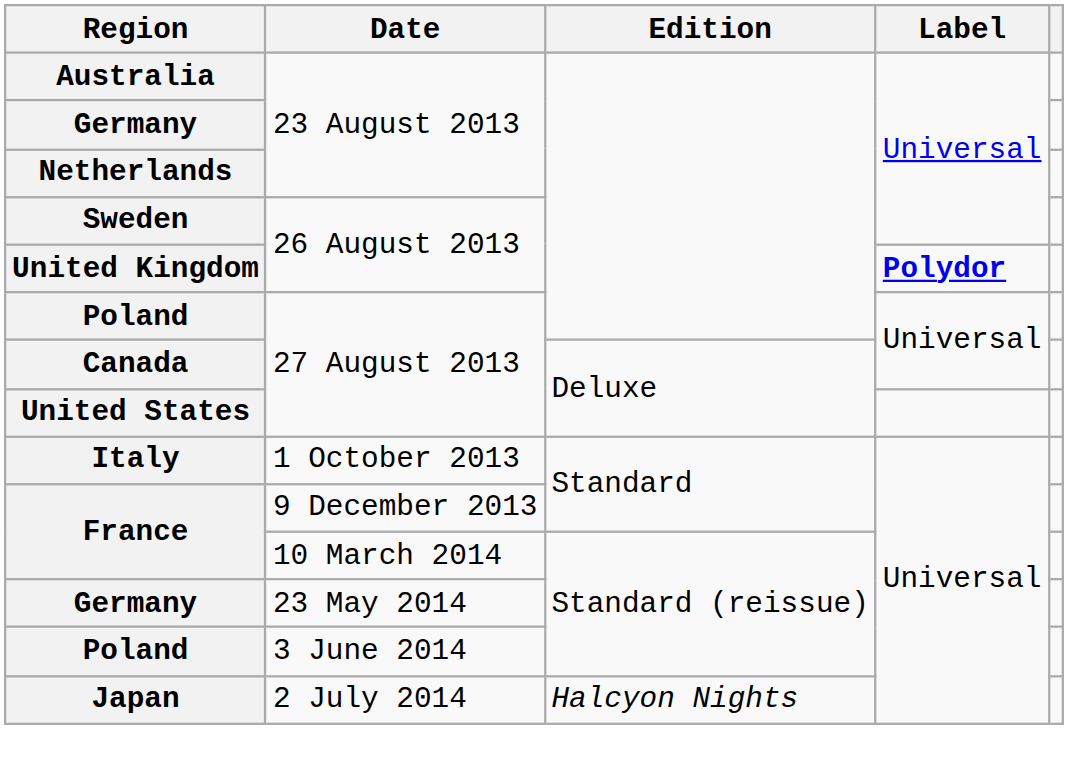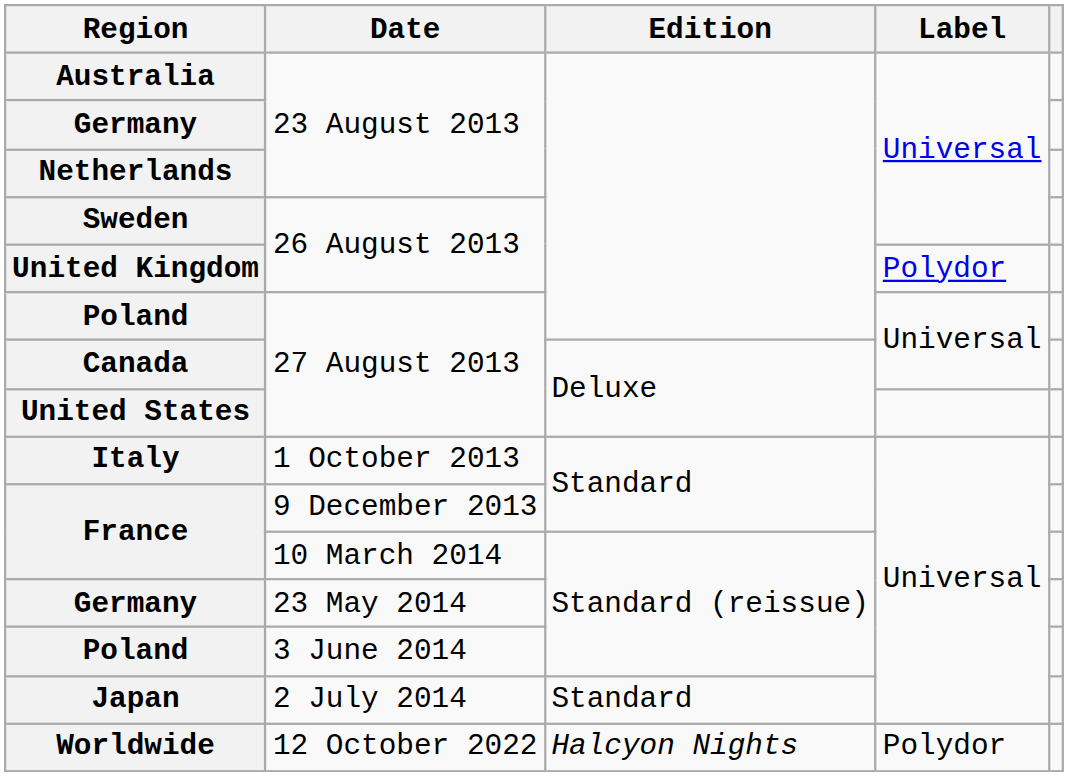(944, 268) bold -> (944, 268) normal
(675, 699) Halcyon Nights -> (622, 699) Standard
+ row: (136, 747)
